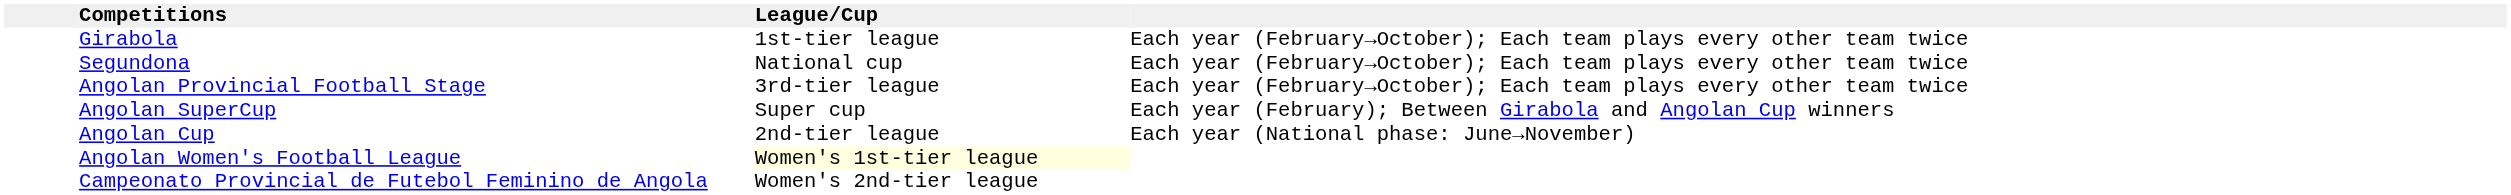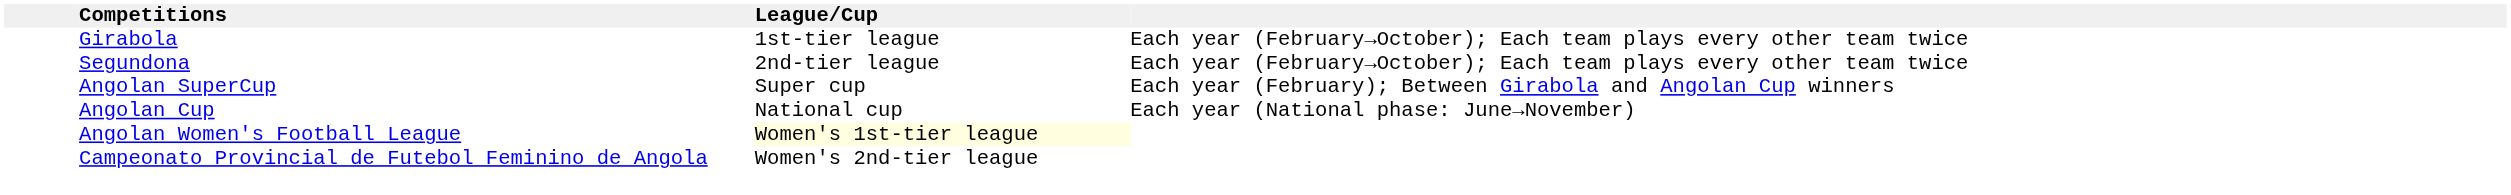(829, 63) National cup -> (847, 63) 2nd-tier league
- row: (282, 87)
(847, 134) 2nd-tier league -> (829, 111) National cup
